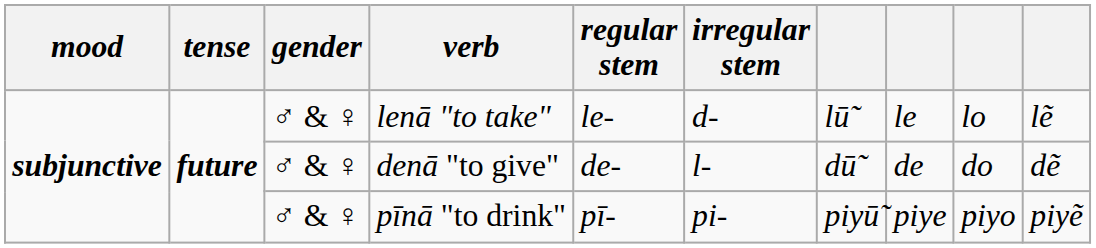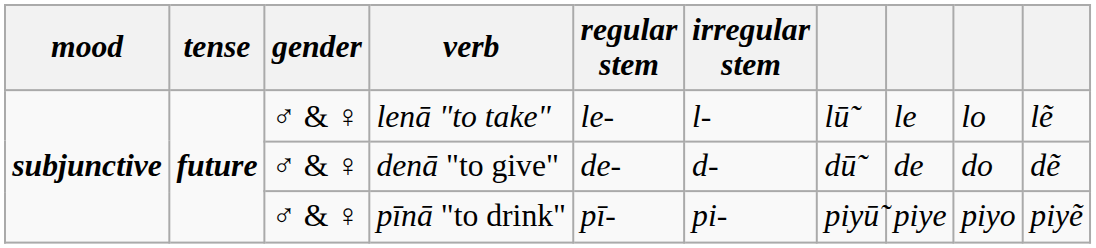(705, 115) d- -> (702, 115) l-
(702, 165) l- -> (705, 165) d-
